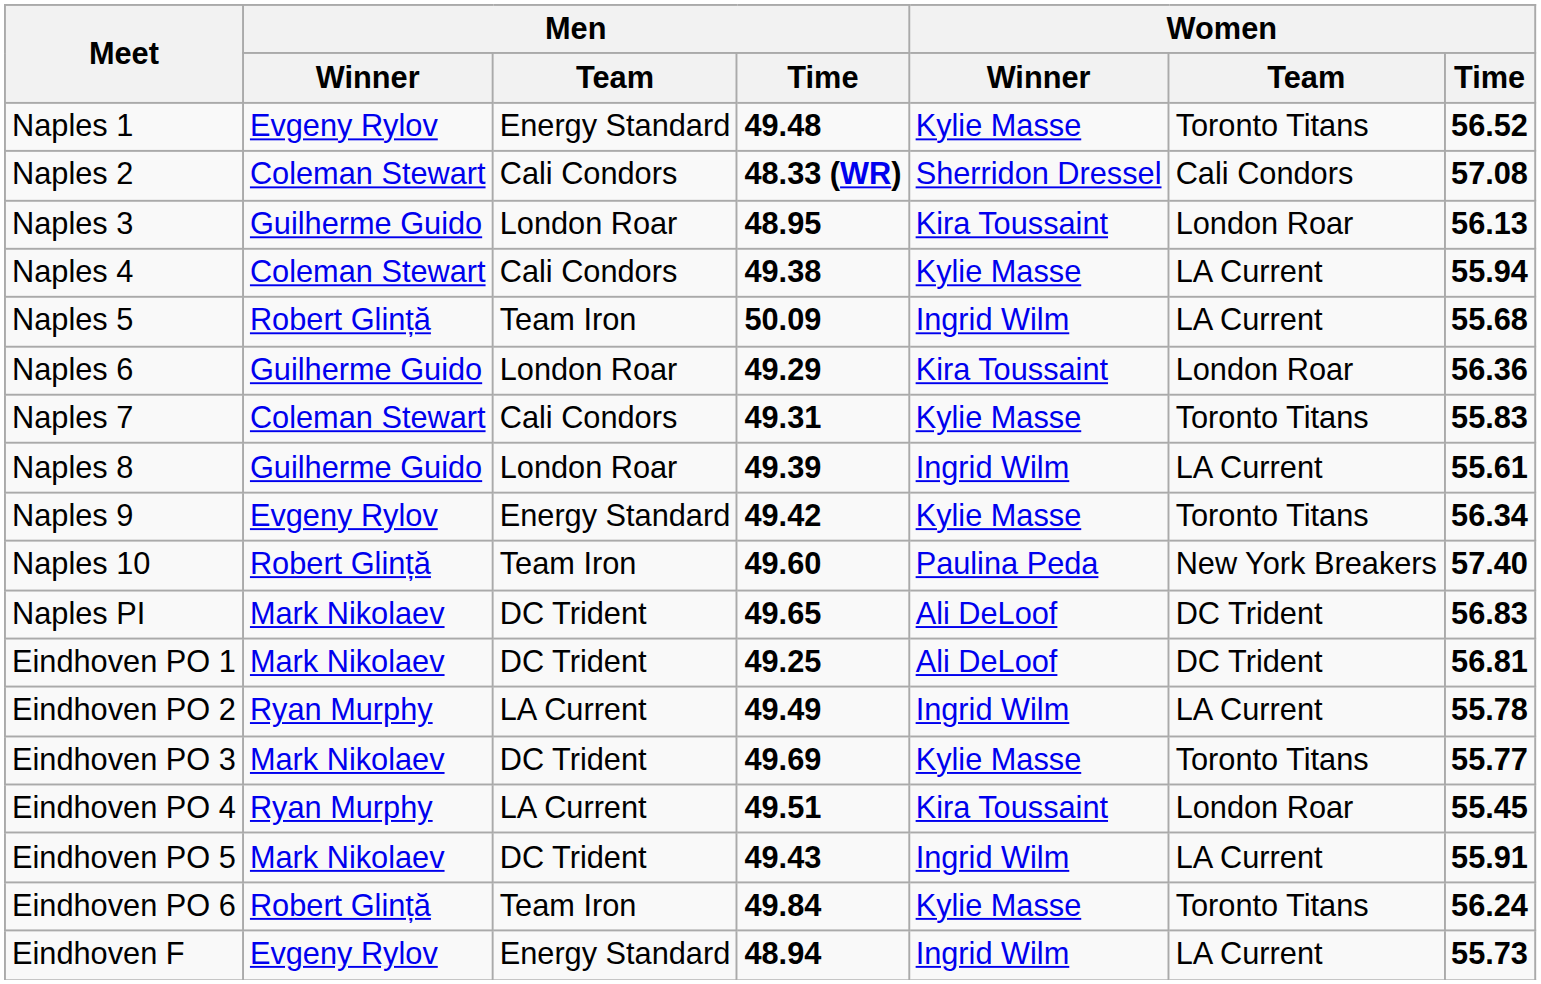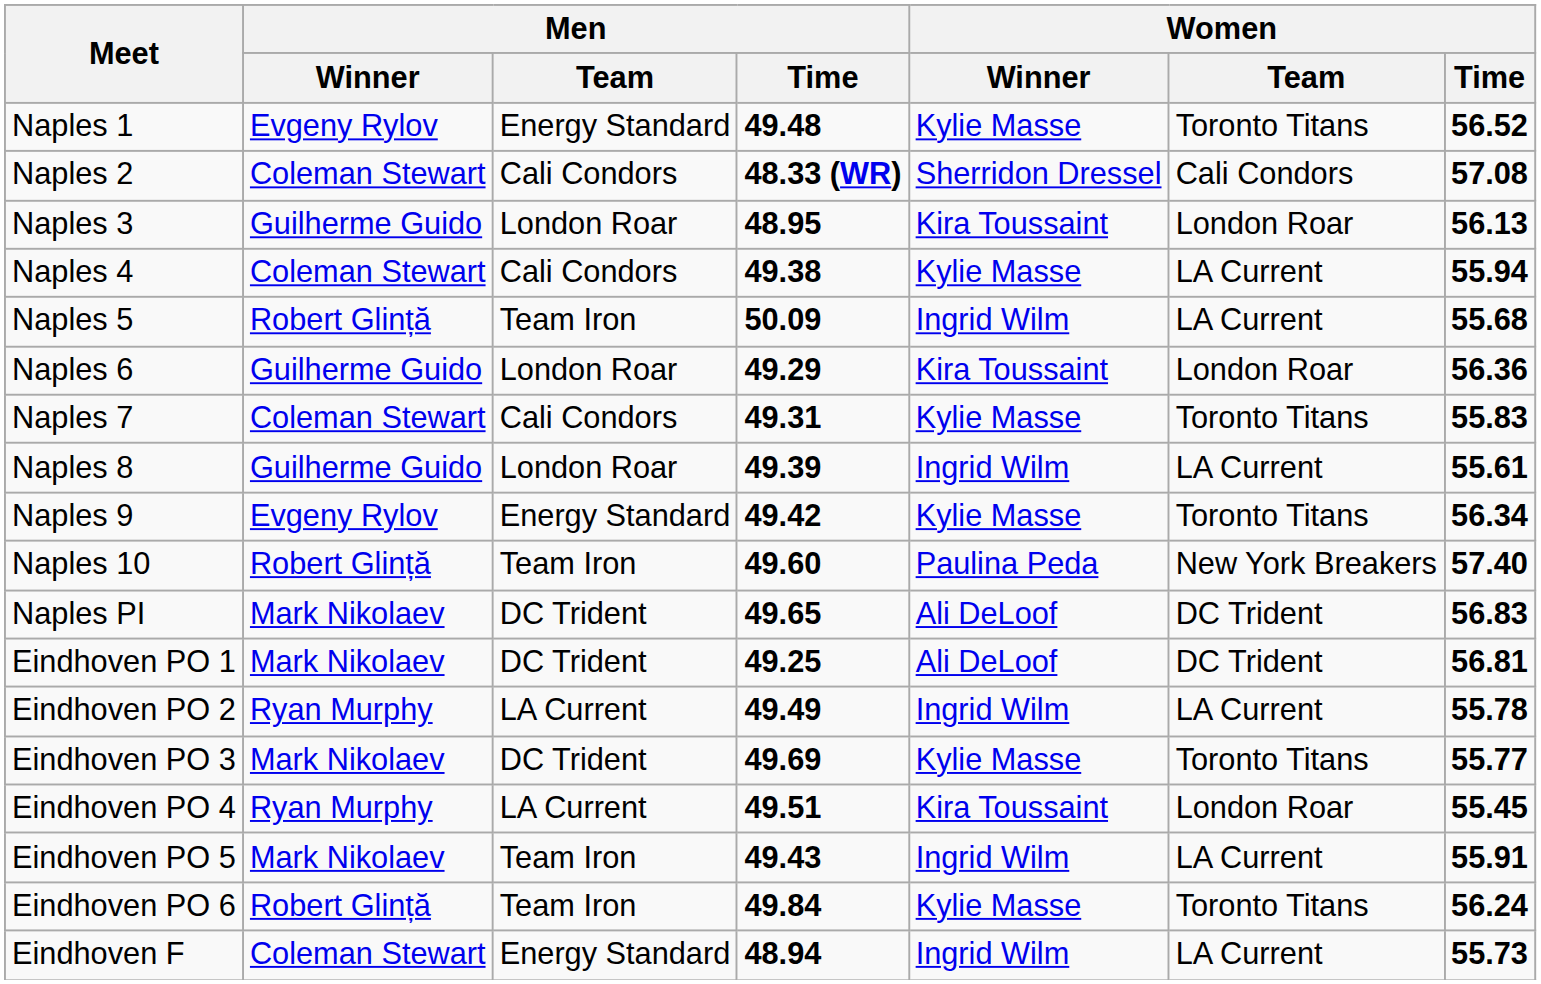(573, 857) DC Trident -> (568, 857) Team Iron
(344, 954) Evgeny Rylov -> (368, 954) Coleman Stewart
